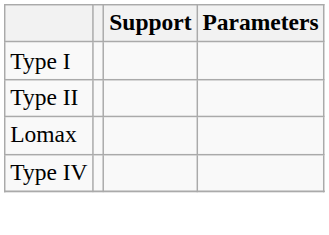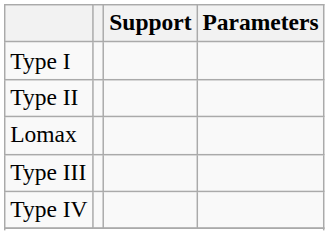+ row: (48, 172)
